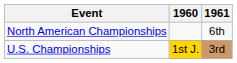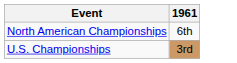- column: (186, 13)
